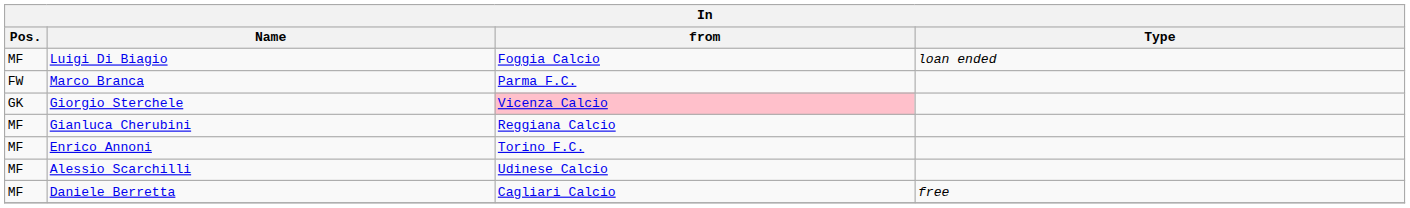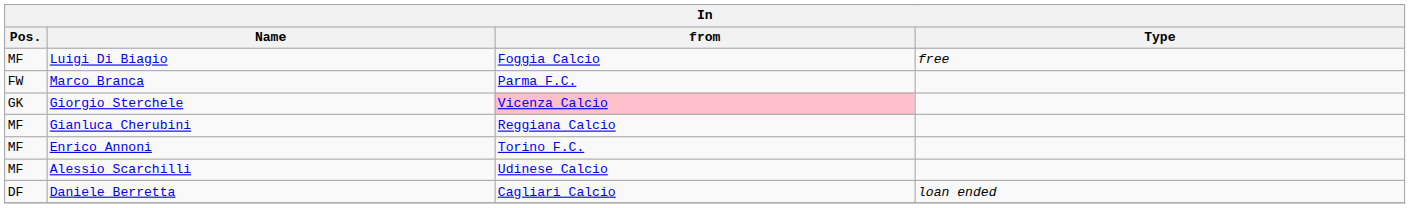(957, 59) loan ended -> (934, 59) free
(16, 191) MF -> (16, 191) DF
(934, 191) free -> (957, 191) loan ended
